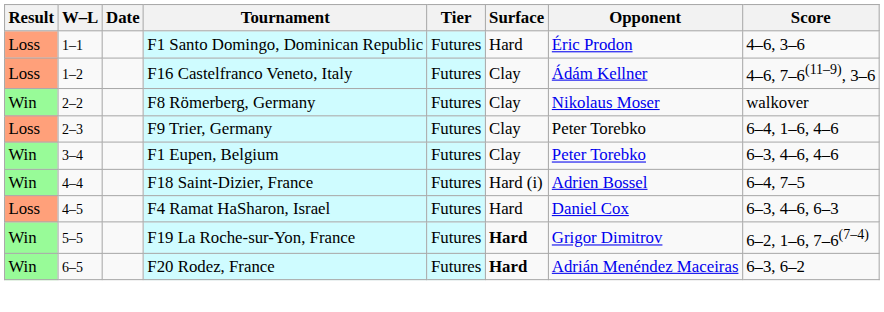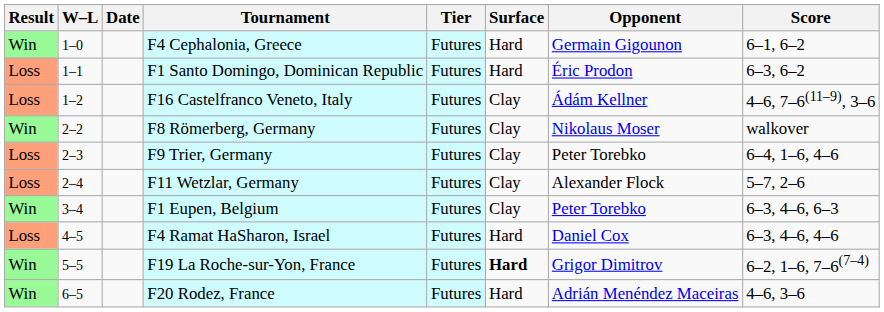+ row: (225, 44)
(776, 44) 4–6, 3–6 -> (776, 71) 6–3, 6–2
+ row: (223, 182)
(792, 155) 6–3, 4–6, 4–6 -> (792, 208) 6–3, 4–6, 6–3
- row: (230, 182)
(792, 208) 6–3, 4–6, 6–3 -> (792, 235) 6–3, 4–6, 4–6
(508, 266) bold -> (506, 293) normal
(776, 266) 6–3, 6–2 -> (776, 293) 4–6, 3–6
